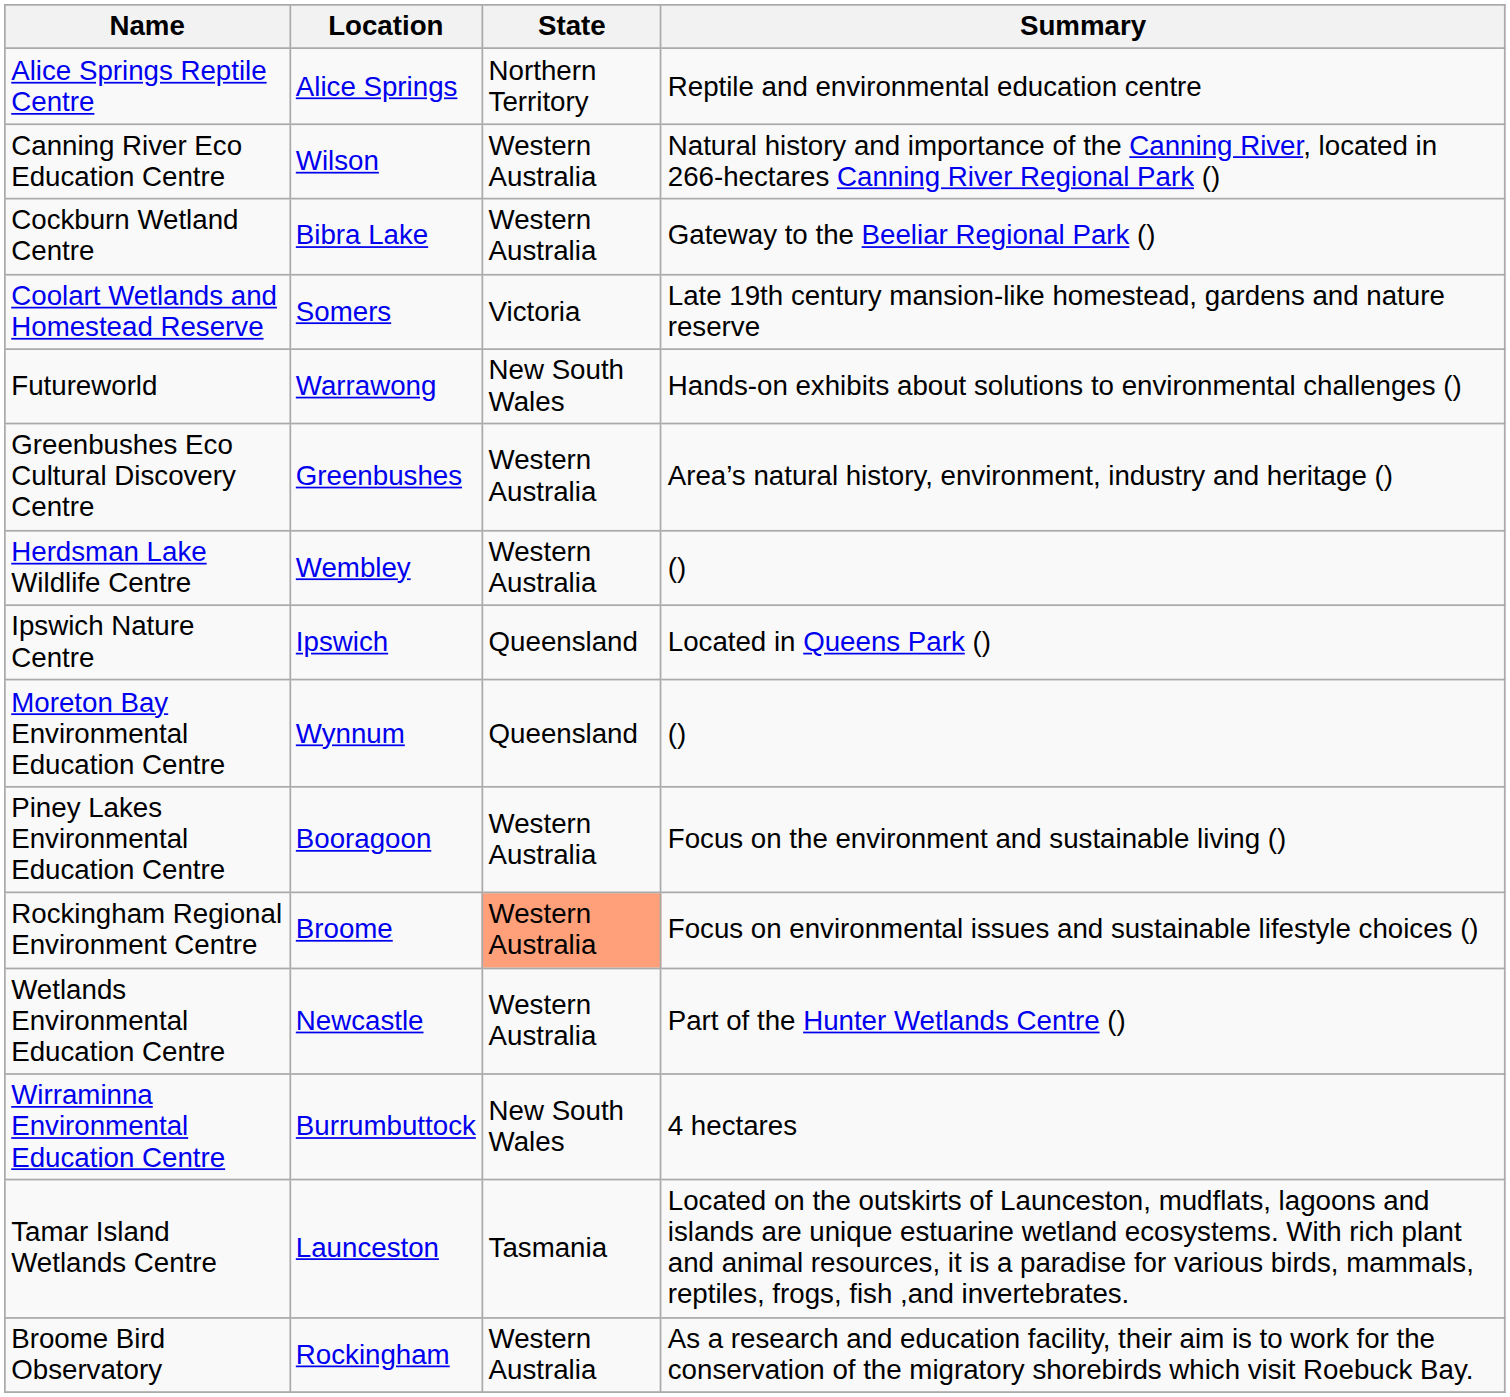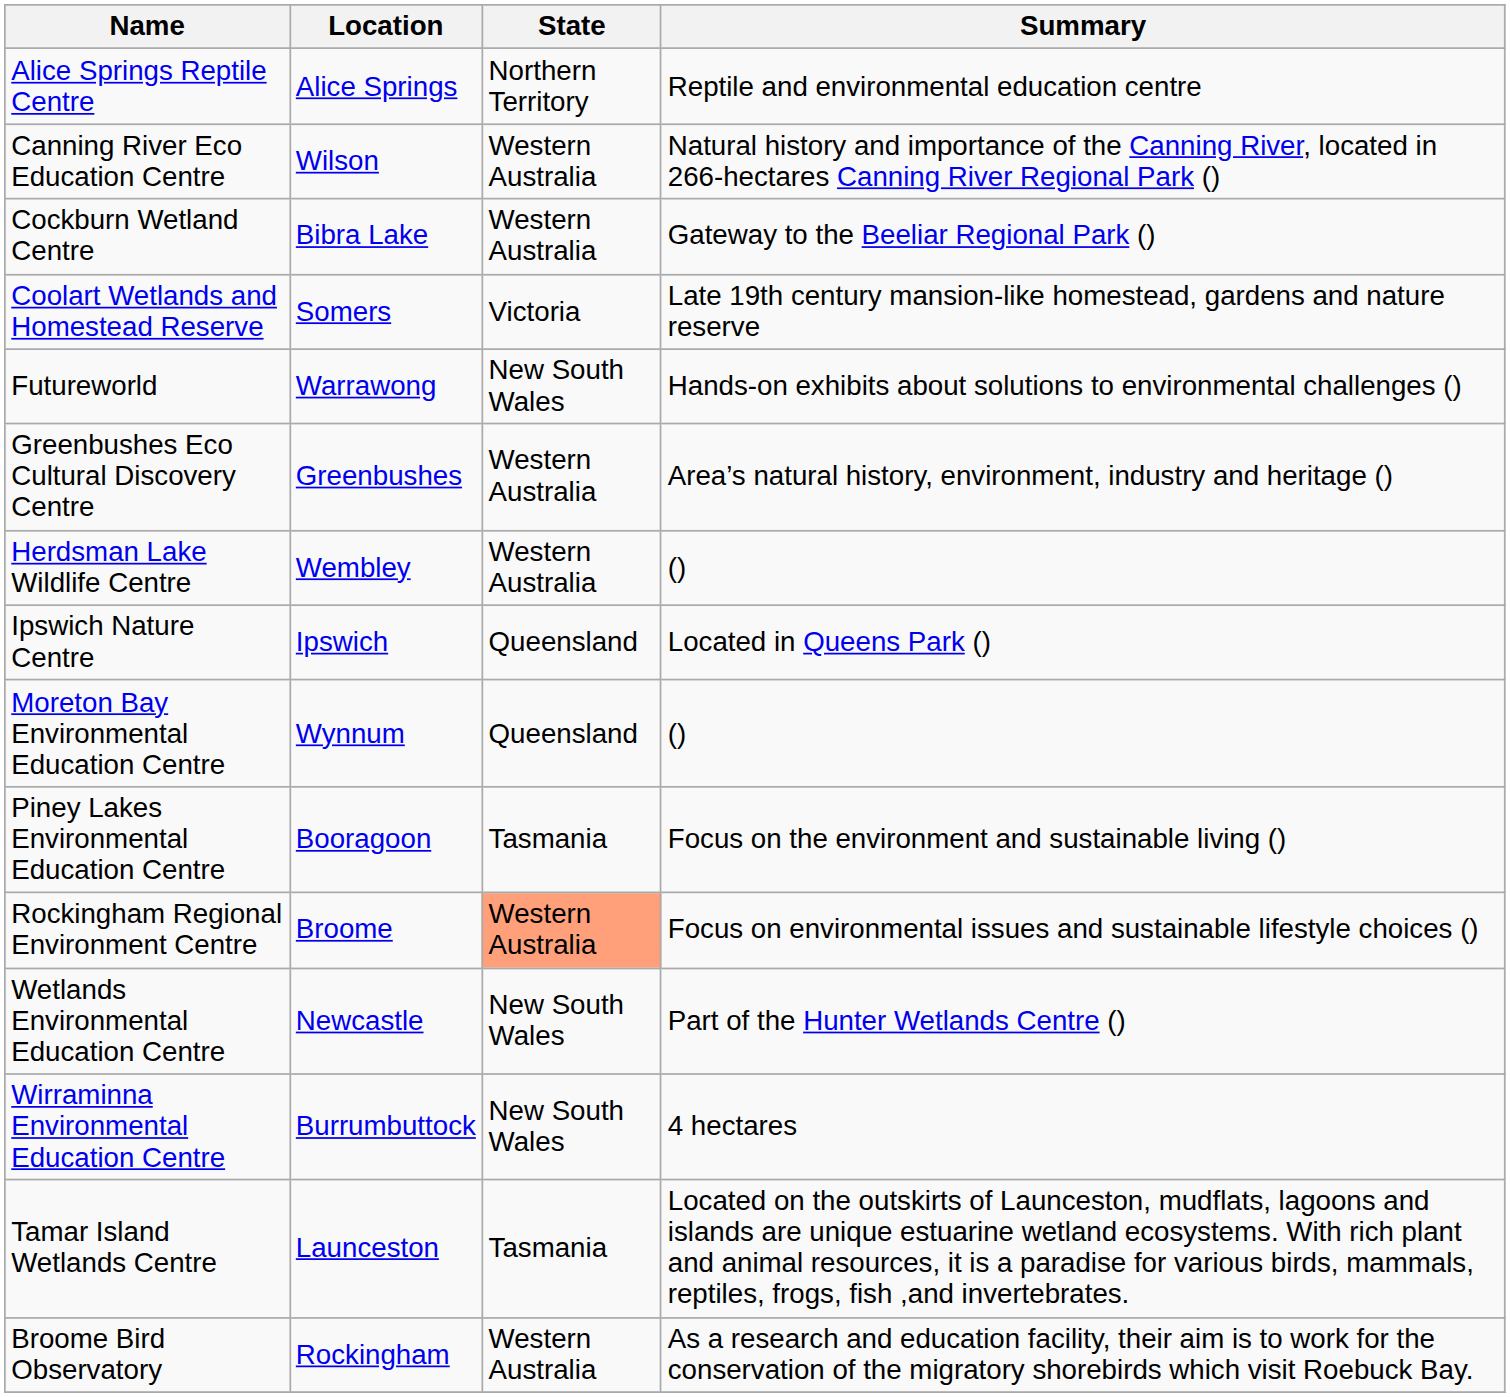(542, 839) Western Australia -> (548, 839) Tasmania
(542, 1020) Western Australia -> (556, 1020) New South Wales
